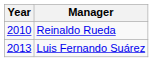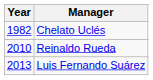+ row: (71, 30)
